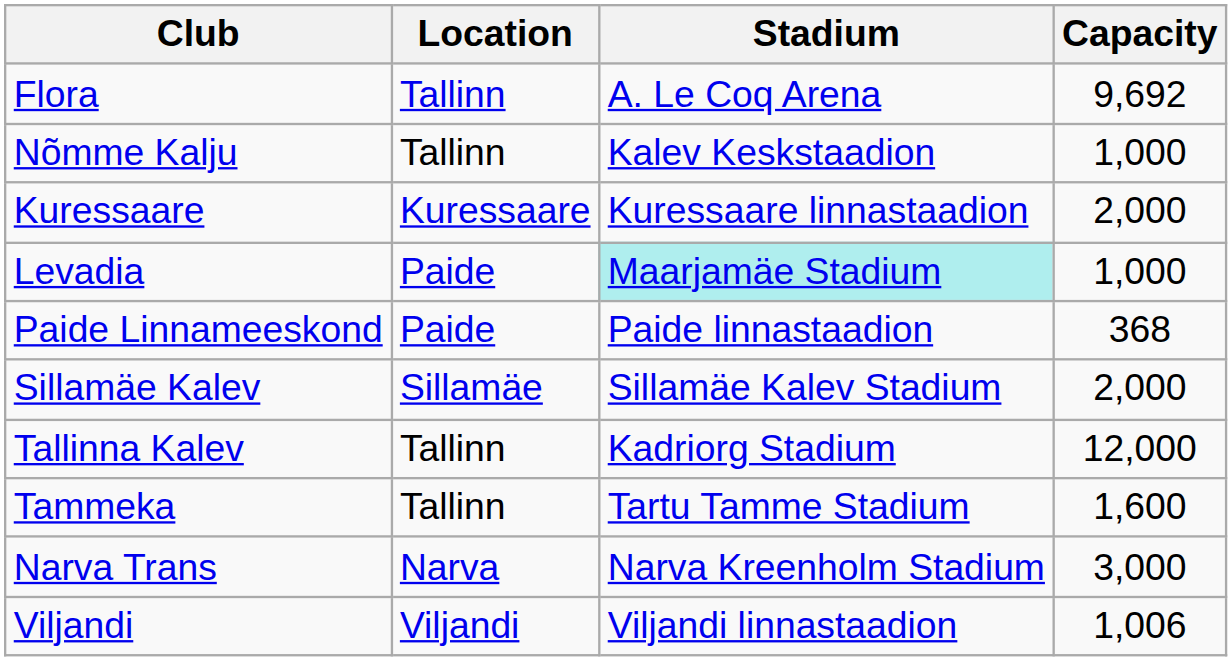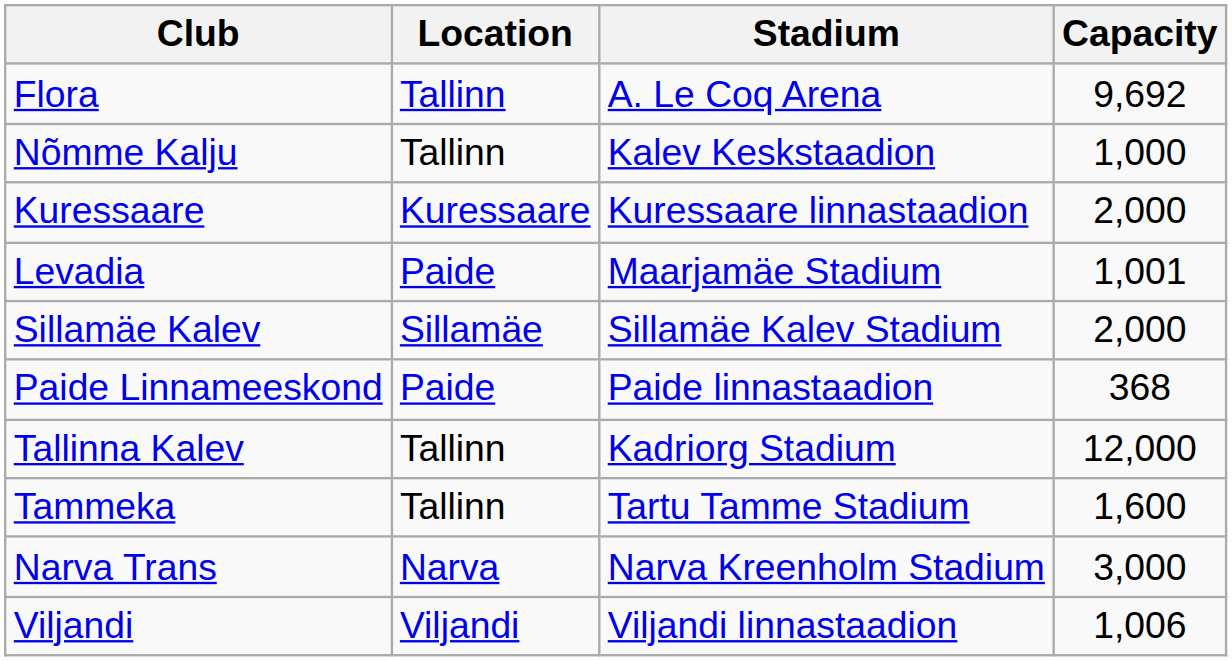(775, 270) paleturquoise background -> (775, 270) no background
(1140, 270) 1,000 -> (1140, 270) 1,001
rows swapped: (198, 329) <-> (137, 388)
